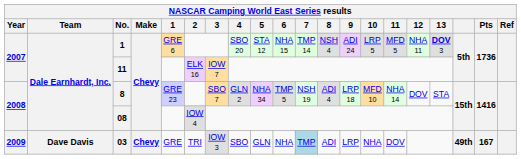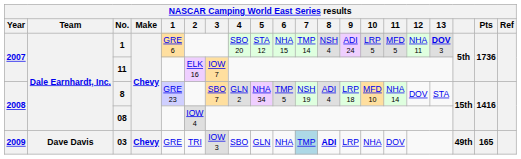(329, 142) normal -> (329, 142) bold
(486, 142) 167 -> (486, 142) 165
